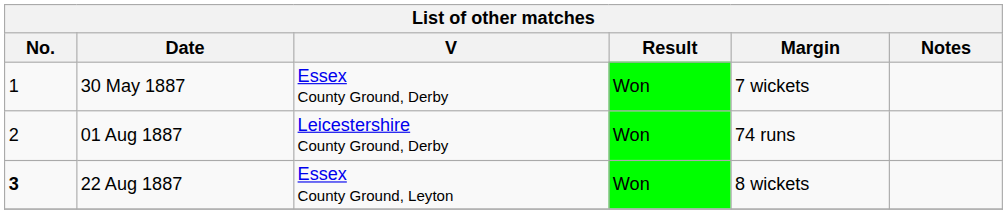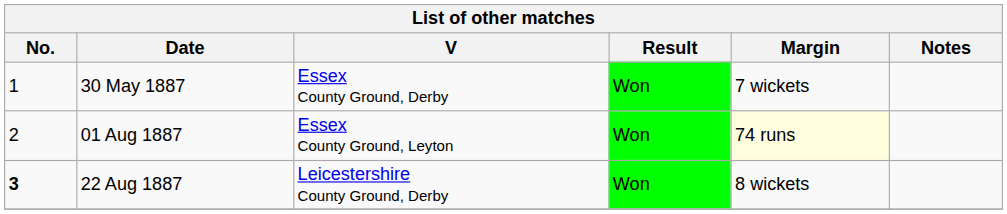(373, 135) Leicestershire County Ground, Derby -> (375, 135) Essex County Ground, Leyton
(765, 135) no background -> (765, 135) lightyellow background
(375, 184) Essex County Ground, Leyton -> (373, 184) Leicestershire County Ground, Derby
